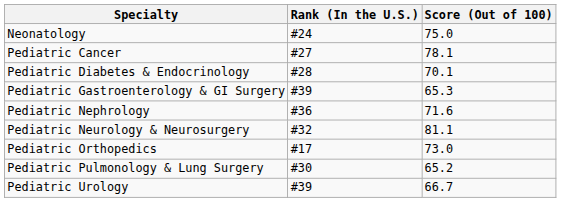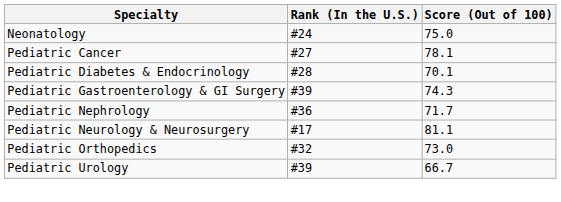(439, 91) 65.3 -> (439, 91) 74.3
(439, 110) 71.6 -> (439, 110) 71.7
(301, 130) #32 -> (301, 130) #17
(301, 149) #17 -> (301, 149) #32
- row: (135, 168)
